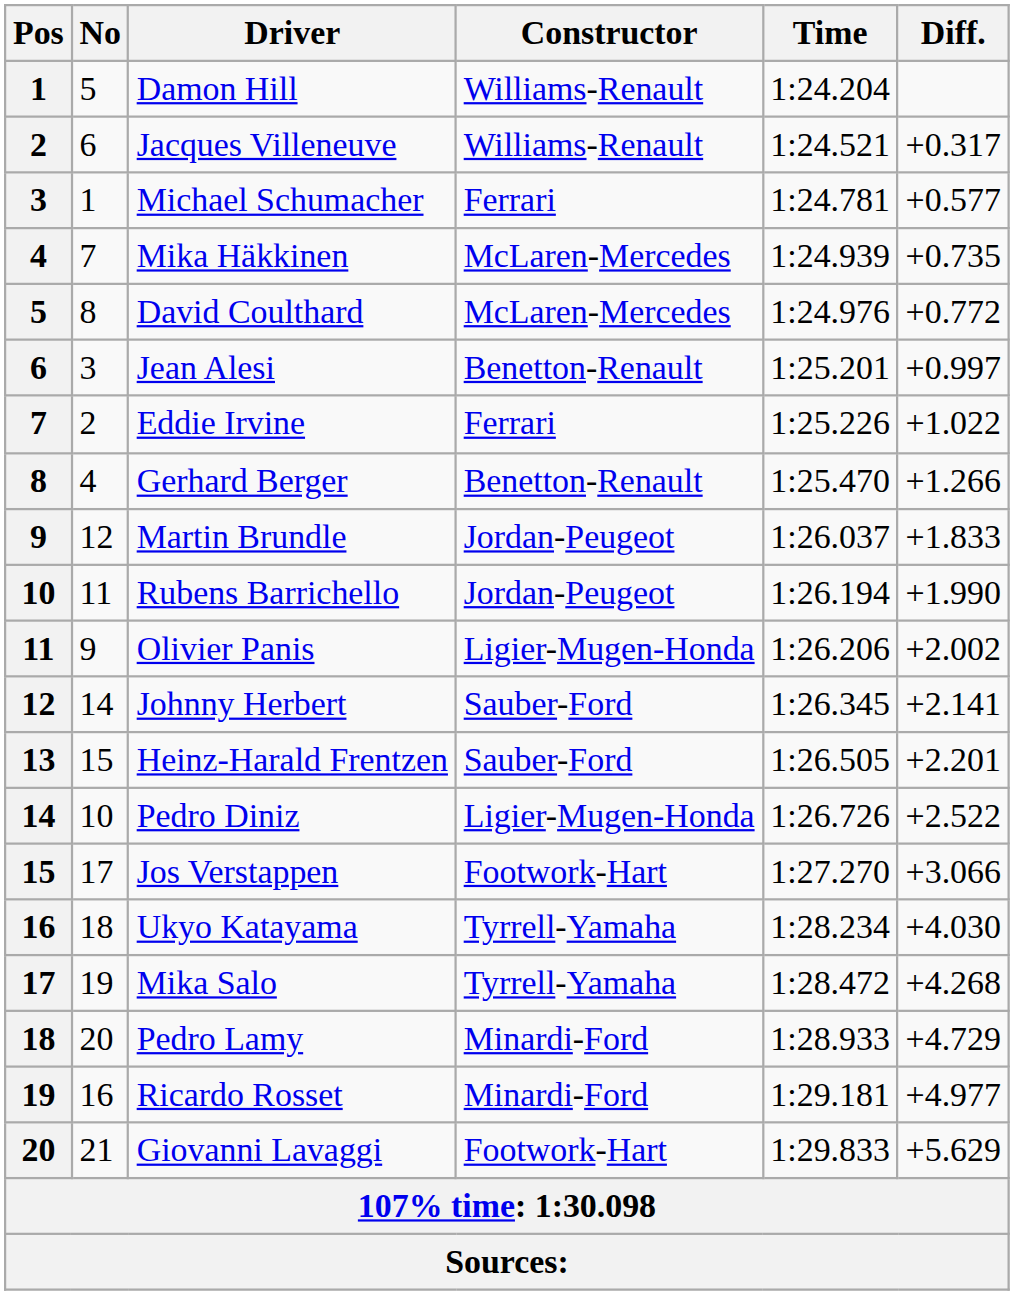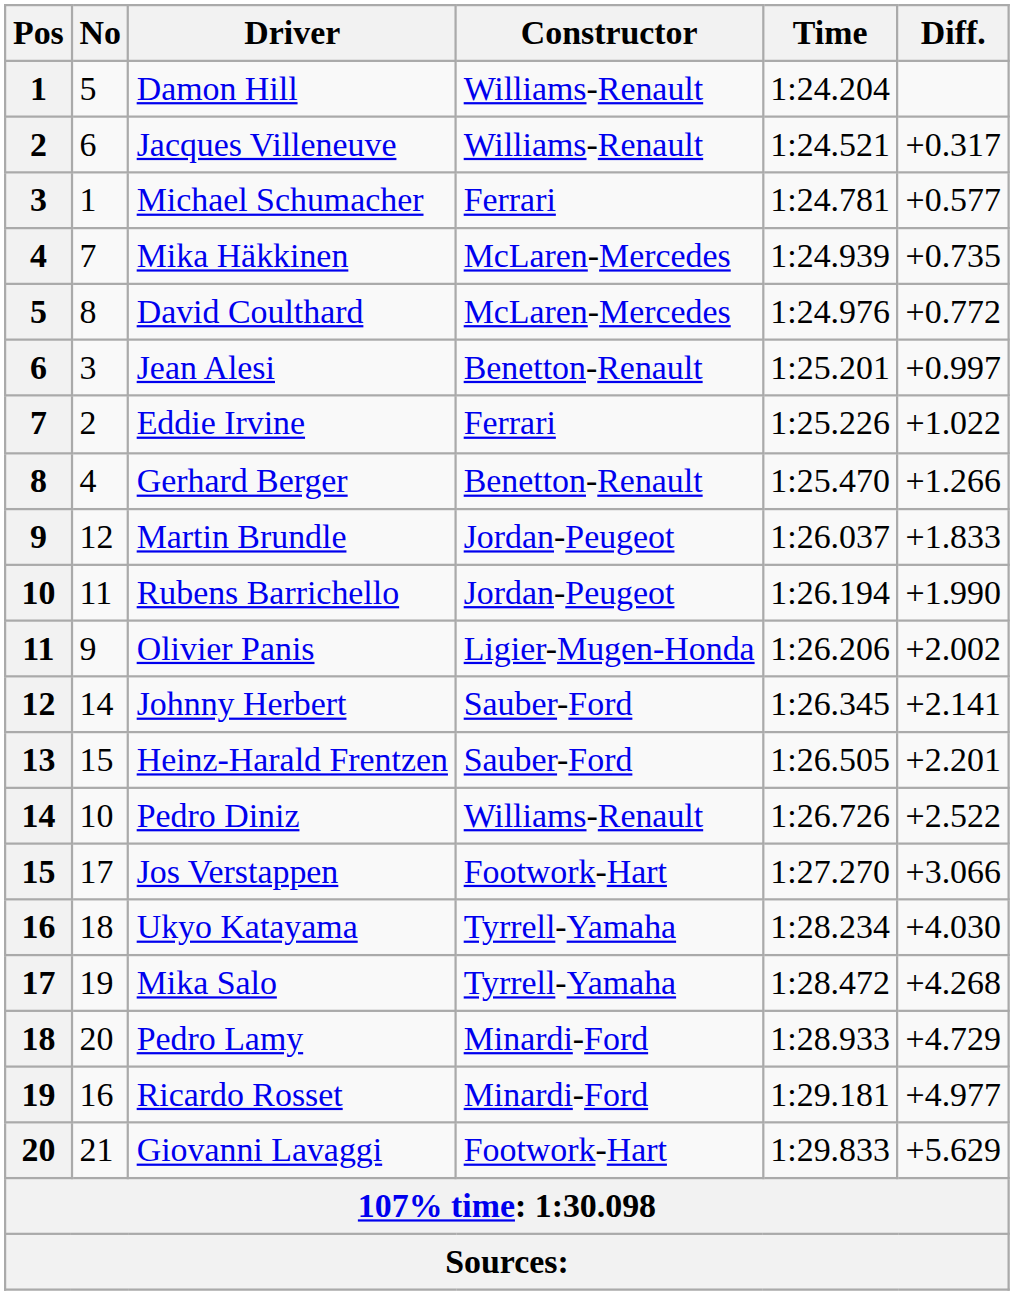(609, 815) Ligier-Mugen-Honda -> (583, 815) Williams-Renault
